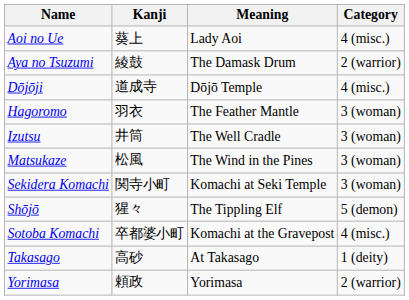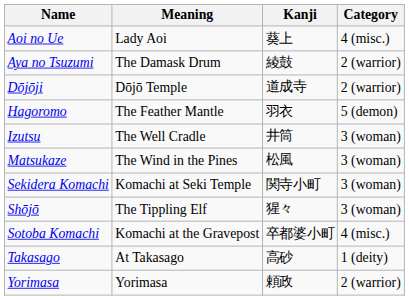columns swapped: (150, 15) <-> (262, 15)
(365, 87) 4 (misc.) -> (371, 87) 2 (warrior)
(371, 111) 3 (woman) -> (369, 111) 5 (demon)
(369, 209) 5 (demon) -> (371, 209) 3 (woman)
